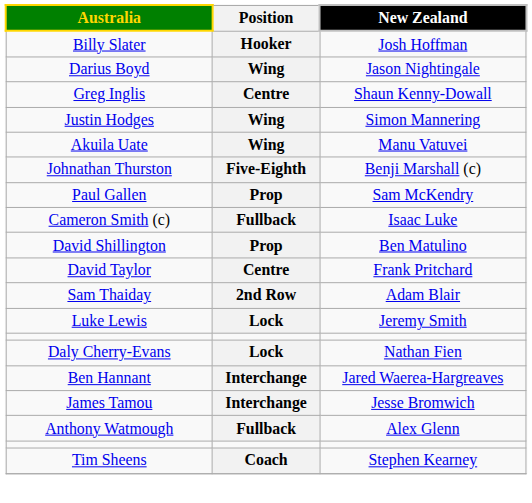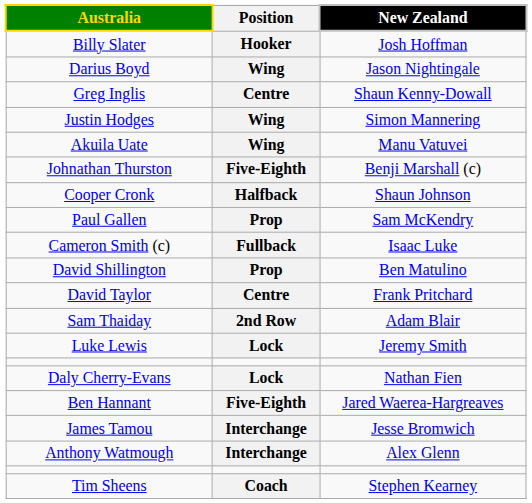+ row: (109, 194)
(266, 378) Interchange -> (266, 403) Five-Eighth
(266, 428) Fullback -> (266, 453) Interchange
